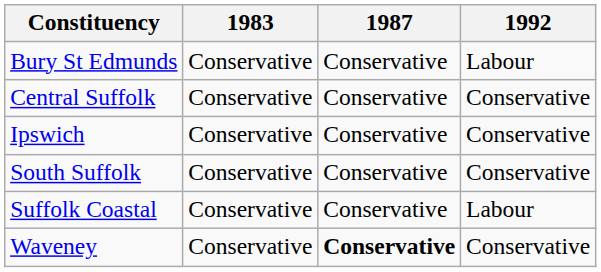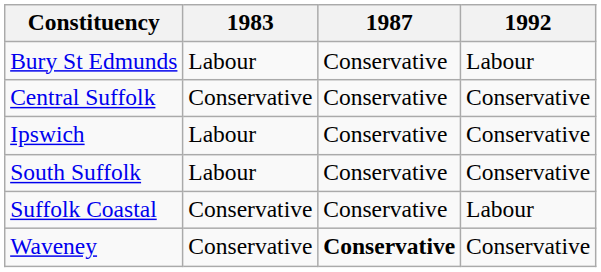(250, 60) Conservative -> (222, 60) Labour
(250, 135) Conservative -> (222, 135) Labour
(250, 172) Conservative -> (222, 172) Labour
